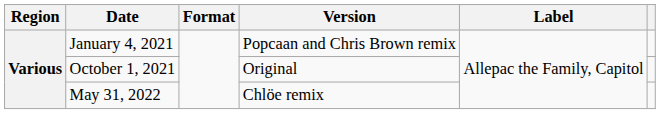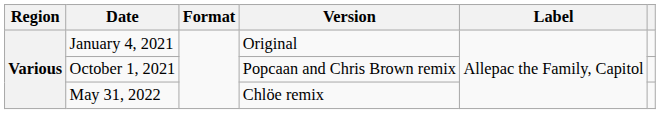(349, 43) Popcaan and Chris Brown remix -> (270, 43) Original
(270, 69) Original -> (349, 69) Popcaan and Chris Brown remix
